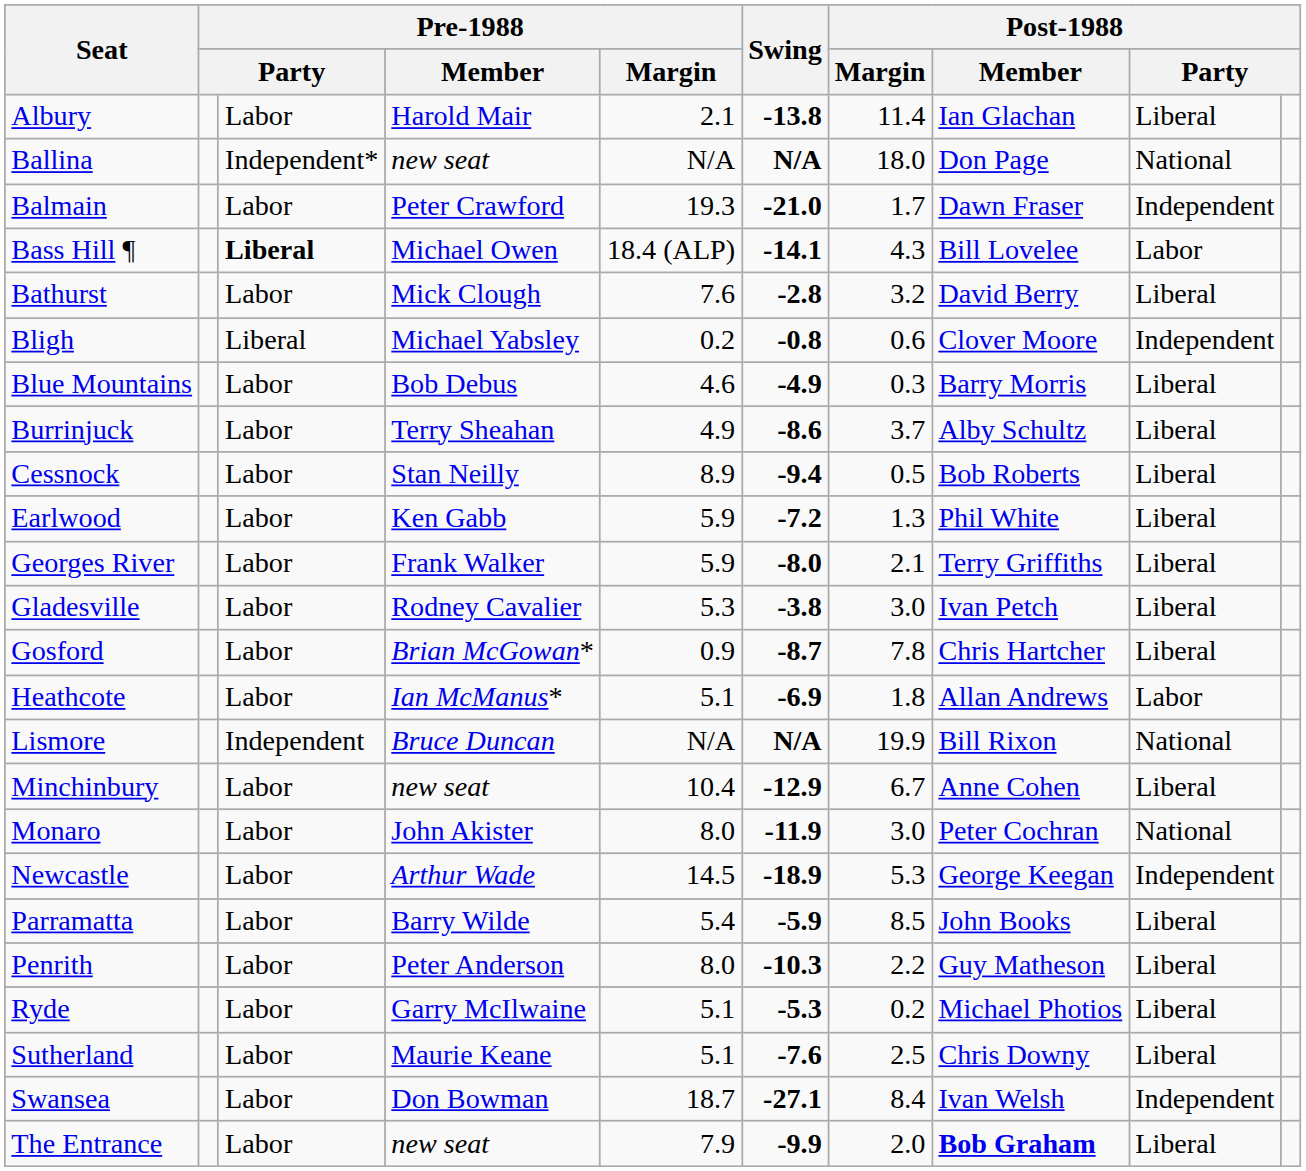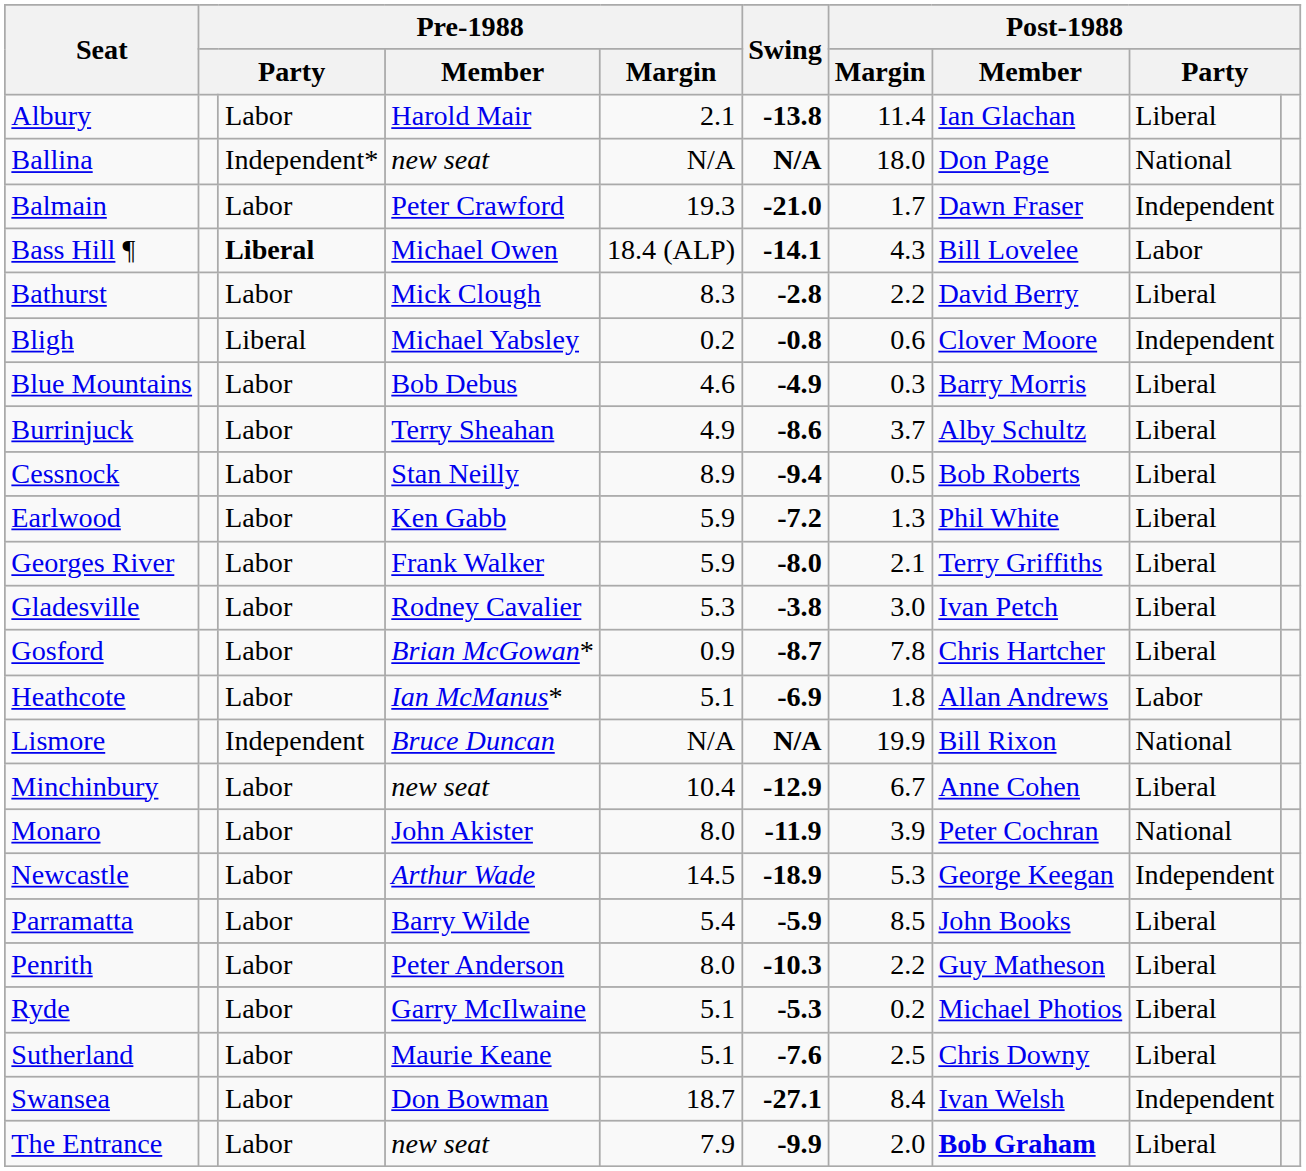(718, 294) 7.6 -> (718, 294) 8.3
(908, 294) 3.2 -> (908, 294) 2.2
(908, 830) 3.0 -> (908, 830) 3.9
